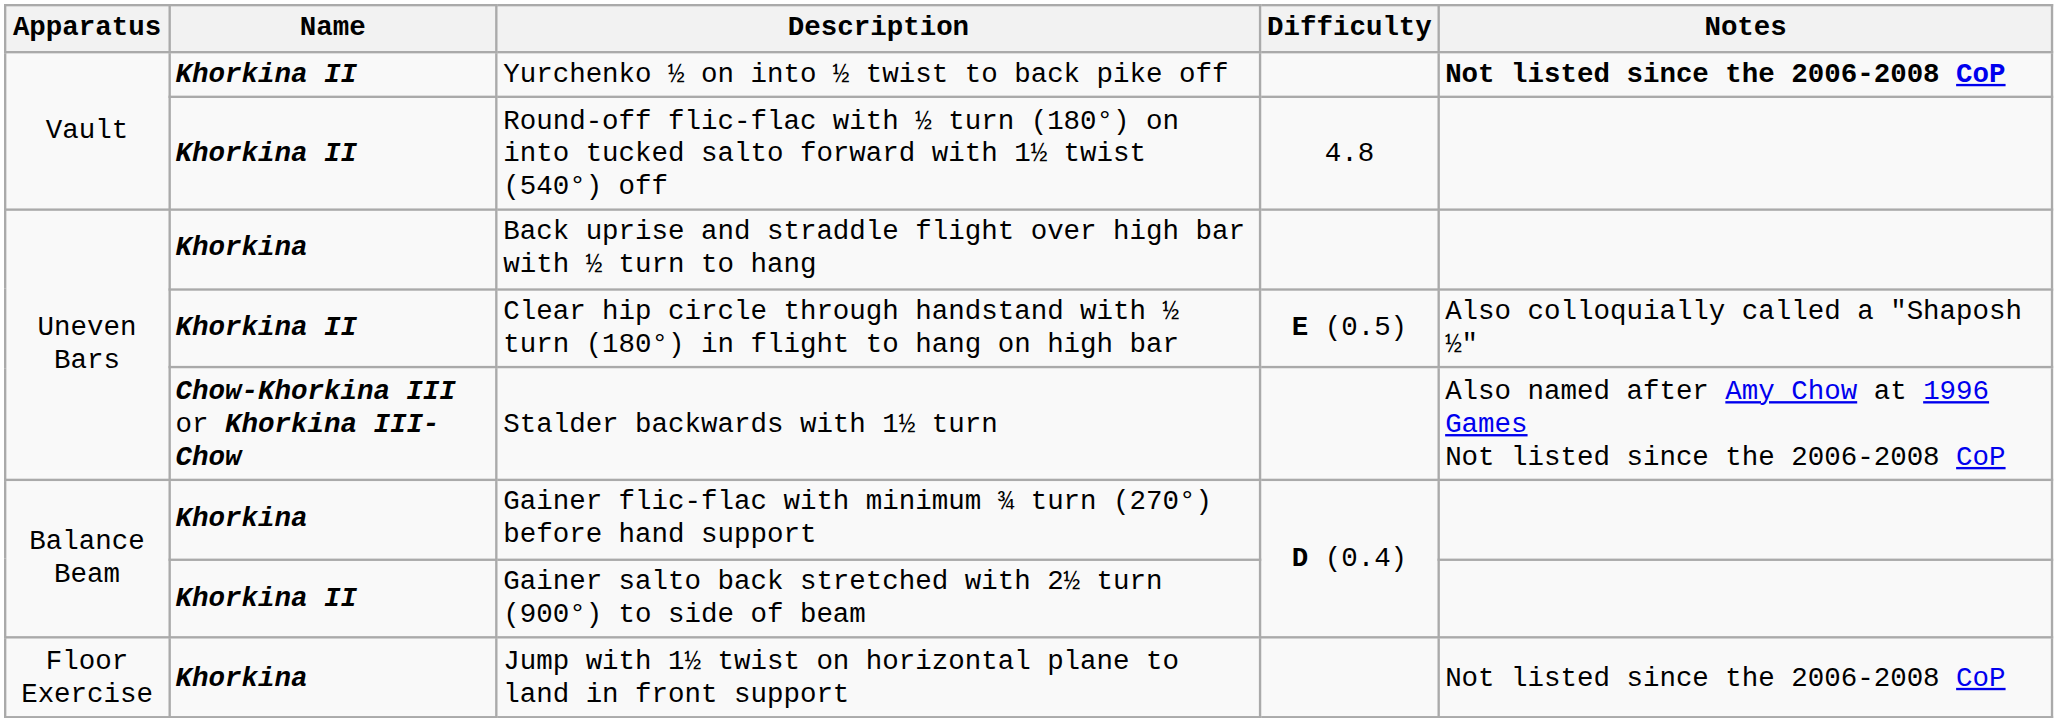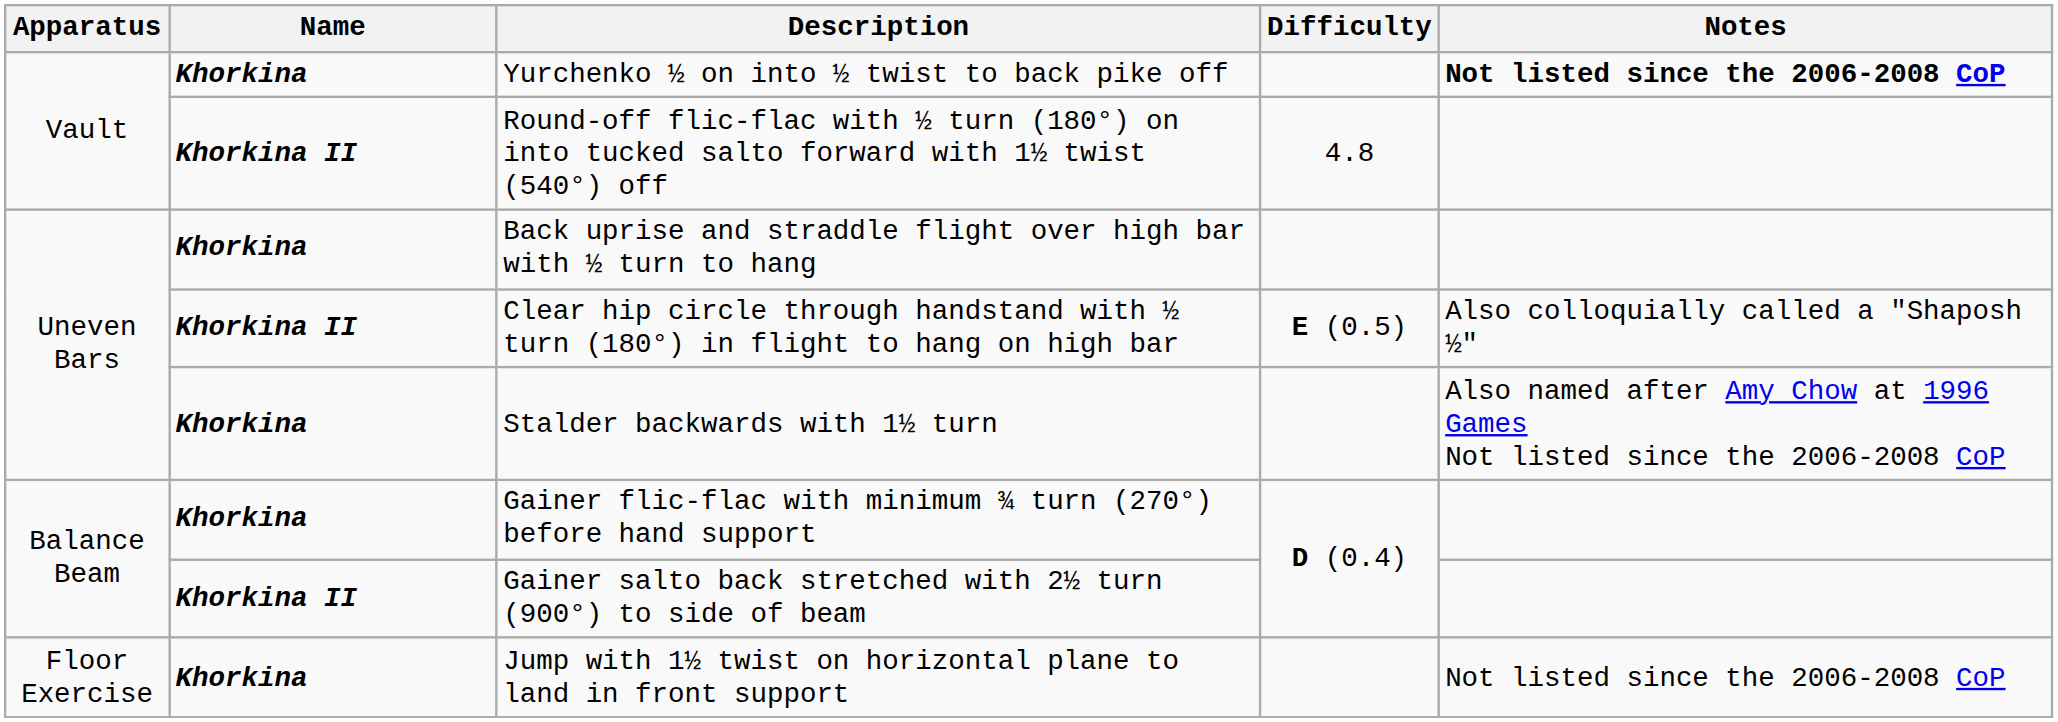(266, 74) Khorkina II -> (242, 74) Khorkina
(316, 423) Chow-Khorkina III or Khorkina III-Chow -> (242, 423) Khorkina
